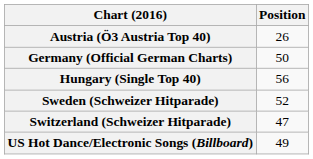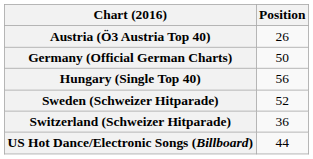(282, 121) 47 -> (282, 121) 36
(282, 143) 49 -> (282, 143) 44
